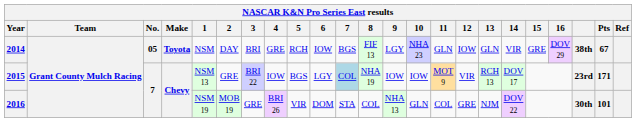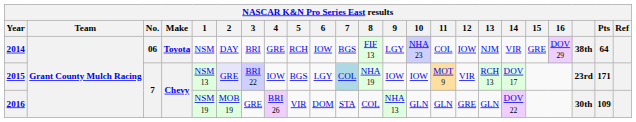(153, 49) 05 -> (153, 49) 06
(443, 49) GLN -> (443, 49) COL
(490, 49) GLN -> (490, 49) NJM
(604, 49) 67 -> (604, 49) 64
(229, 76) no background -> (229, 76) lavender background
(443, 104) COL -> (443, 104) GLN
(490, 104) NJM -> (490, 104) GLN
(604, 104) 101 -> (604, 104) 109
